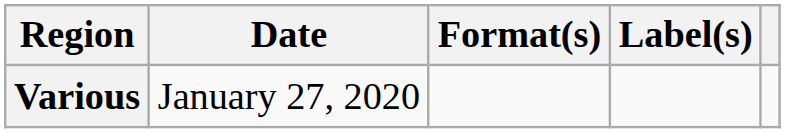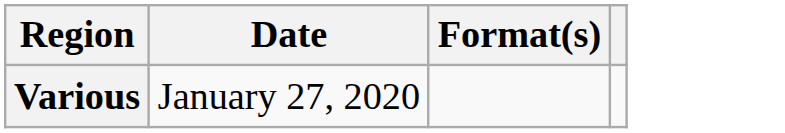- column: (686, 34)
